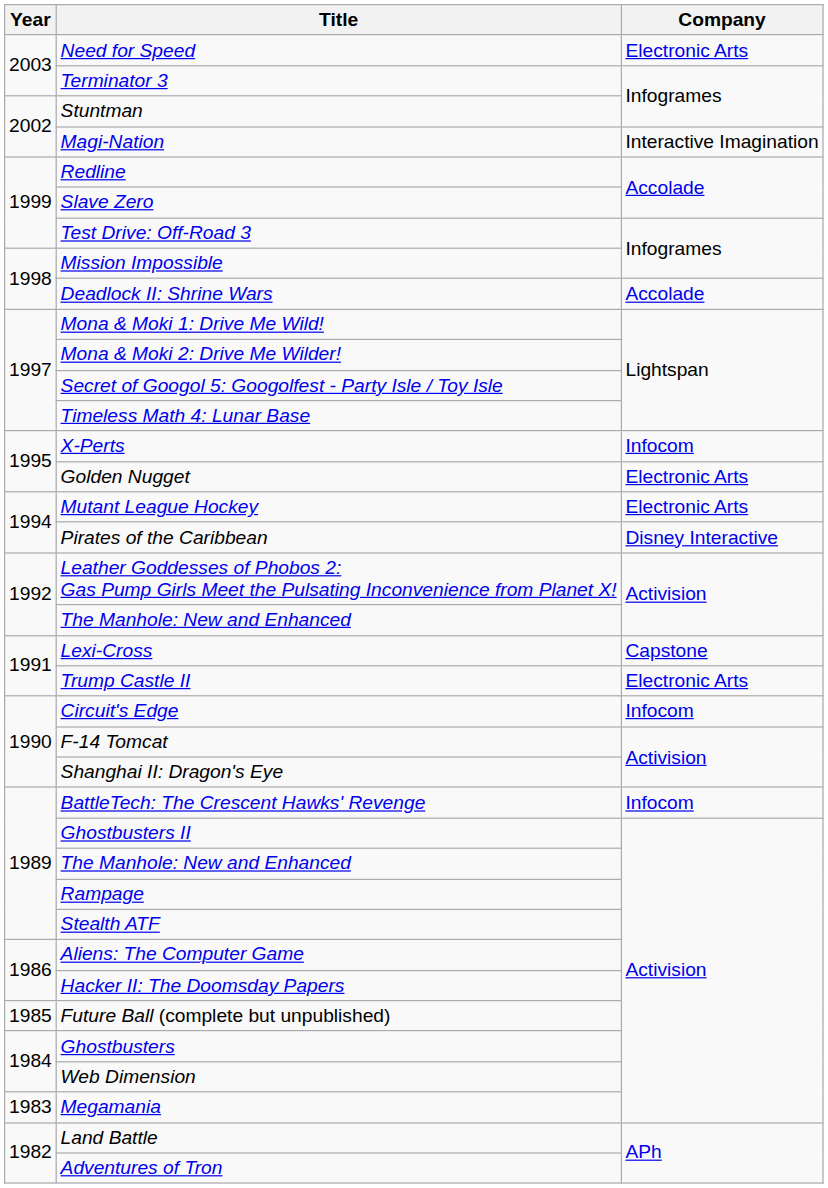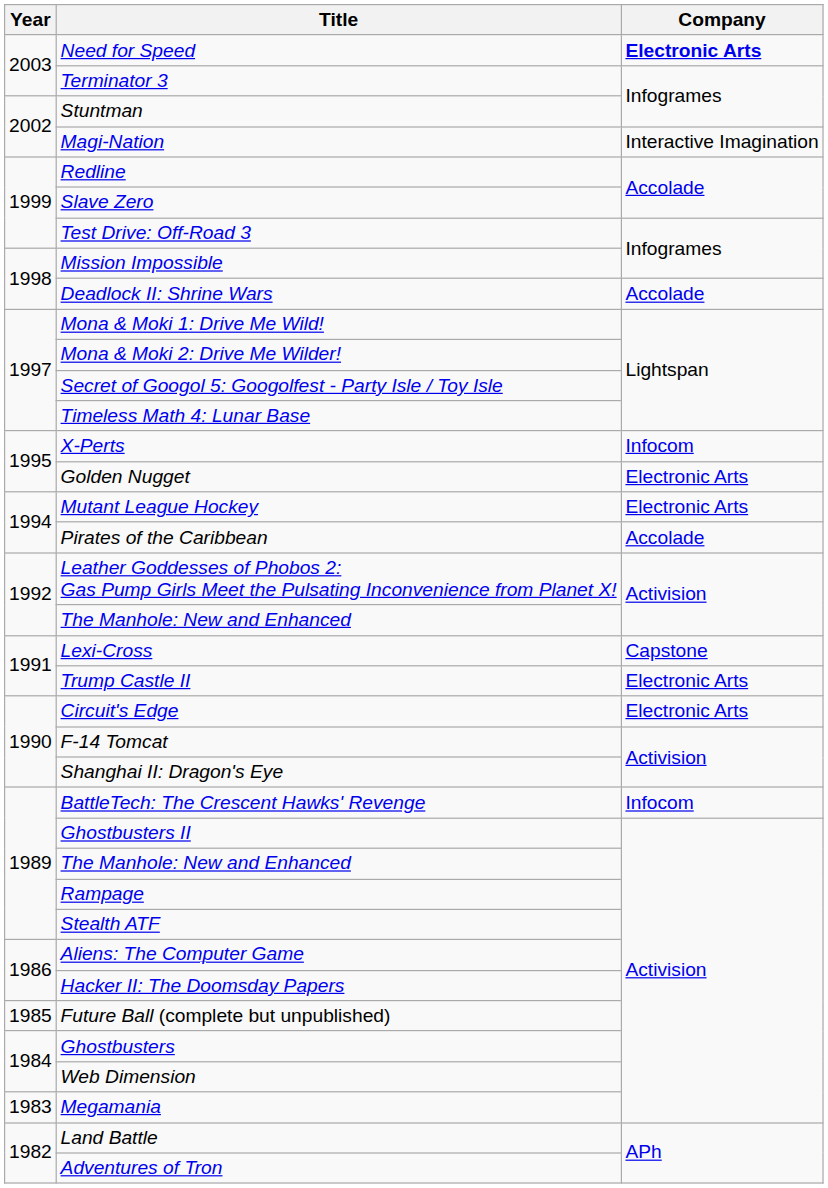(687, 50) normal -> (693, 50) bold
(702, 537) Disney Interactive -> (665, 537) Accolade
(660, 711) Infocom -> (687, 711) Electronic Arts
